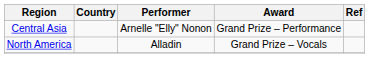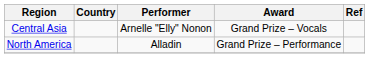(279, 28) Grand Prize – Performance -> (279, 28) Grand Prize – Vocals
(279, 45) Grand Prize – Vocals -> (279, 45) Grand Prize – Performance
